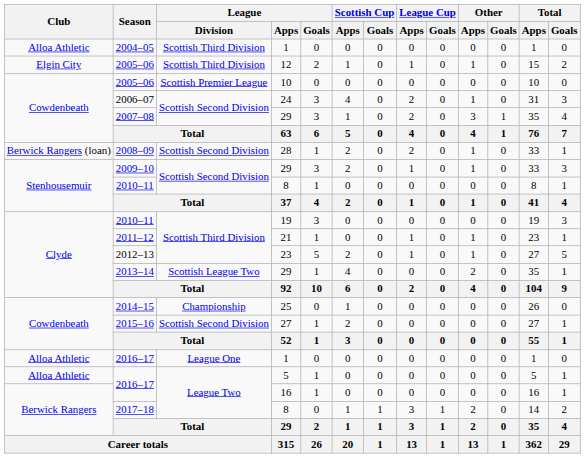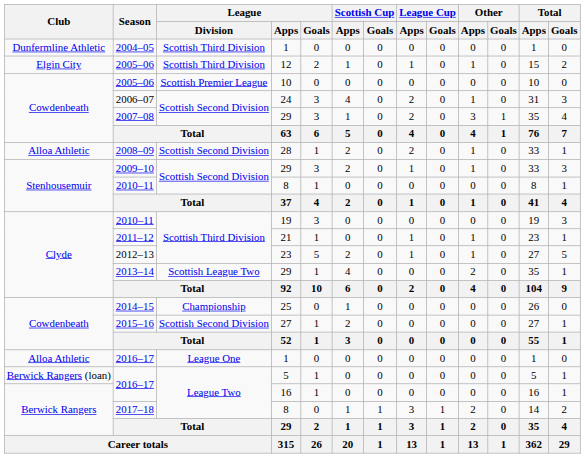(59, 47) Alloa Athletic -> (59, 47) Dunfermline Athletic
(59, 151) Berwick Rangers (loan) -> (59, 151) Alloa Athletic
(59, 375) Alloa Athletic -> (59, 375) Berwick Rangers (loan)
